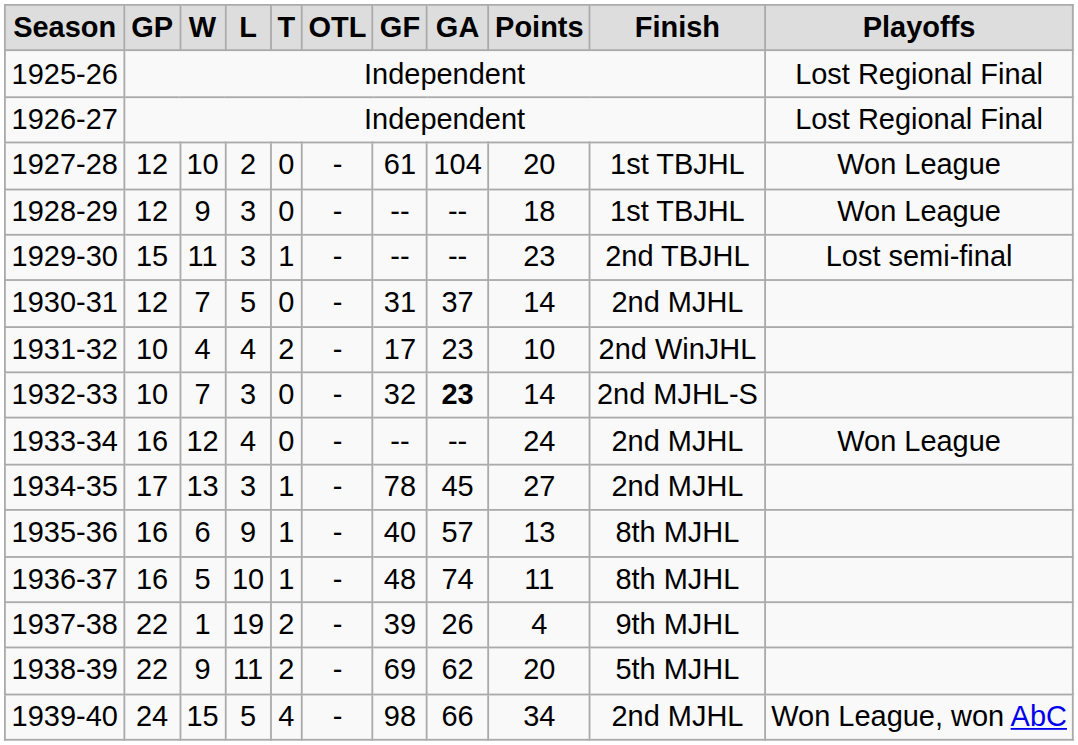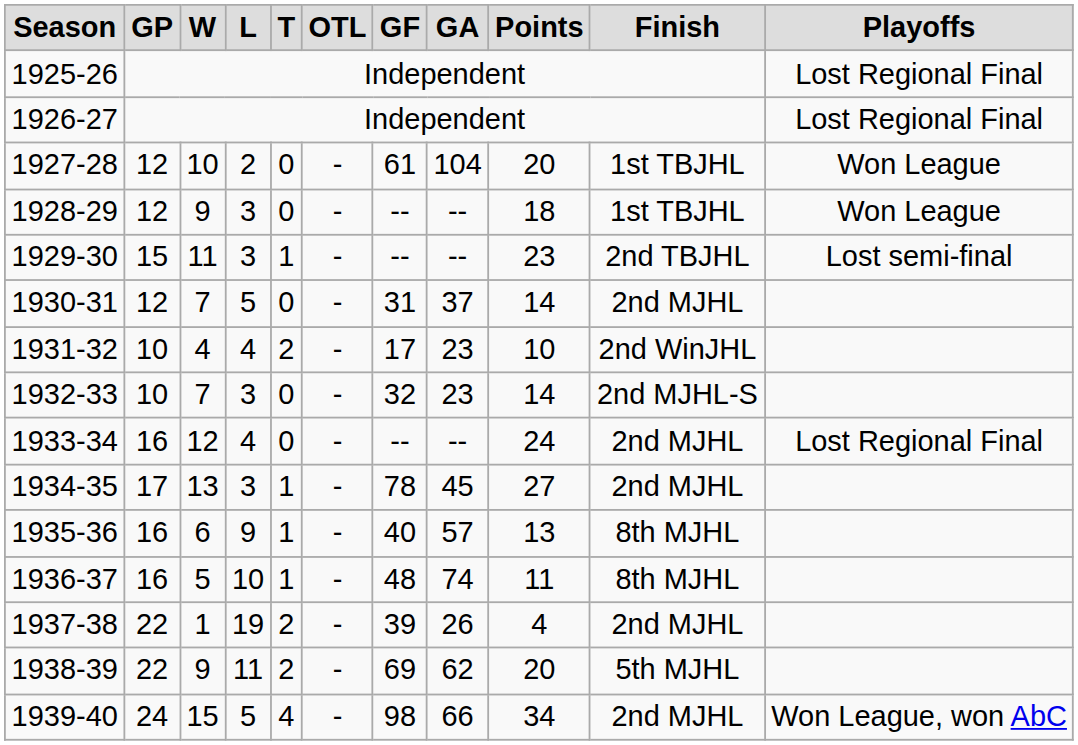(458, 394) bold -> (458, 394) normal
(919, 440) Won League -> (919, 440) Lost Regional Final
(677, 624) 9th MJHL -> (677, 624) 2nd MJHL
